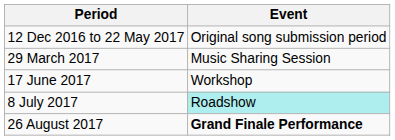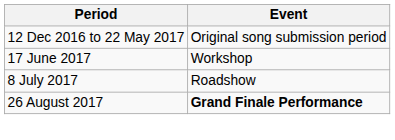- row: (53, 59)
(223, 102) paleturquoise background -> (223, 80) no background
